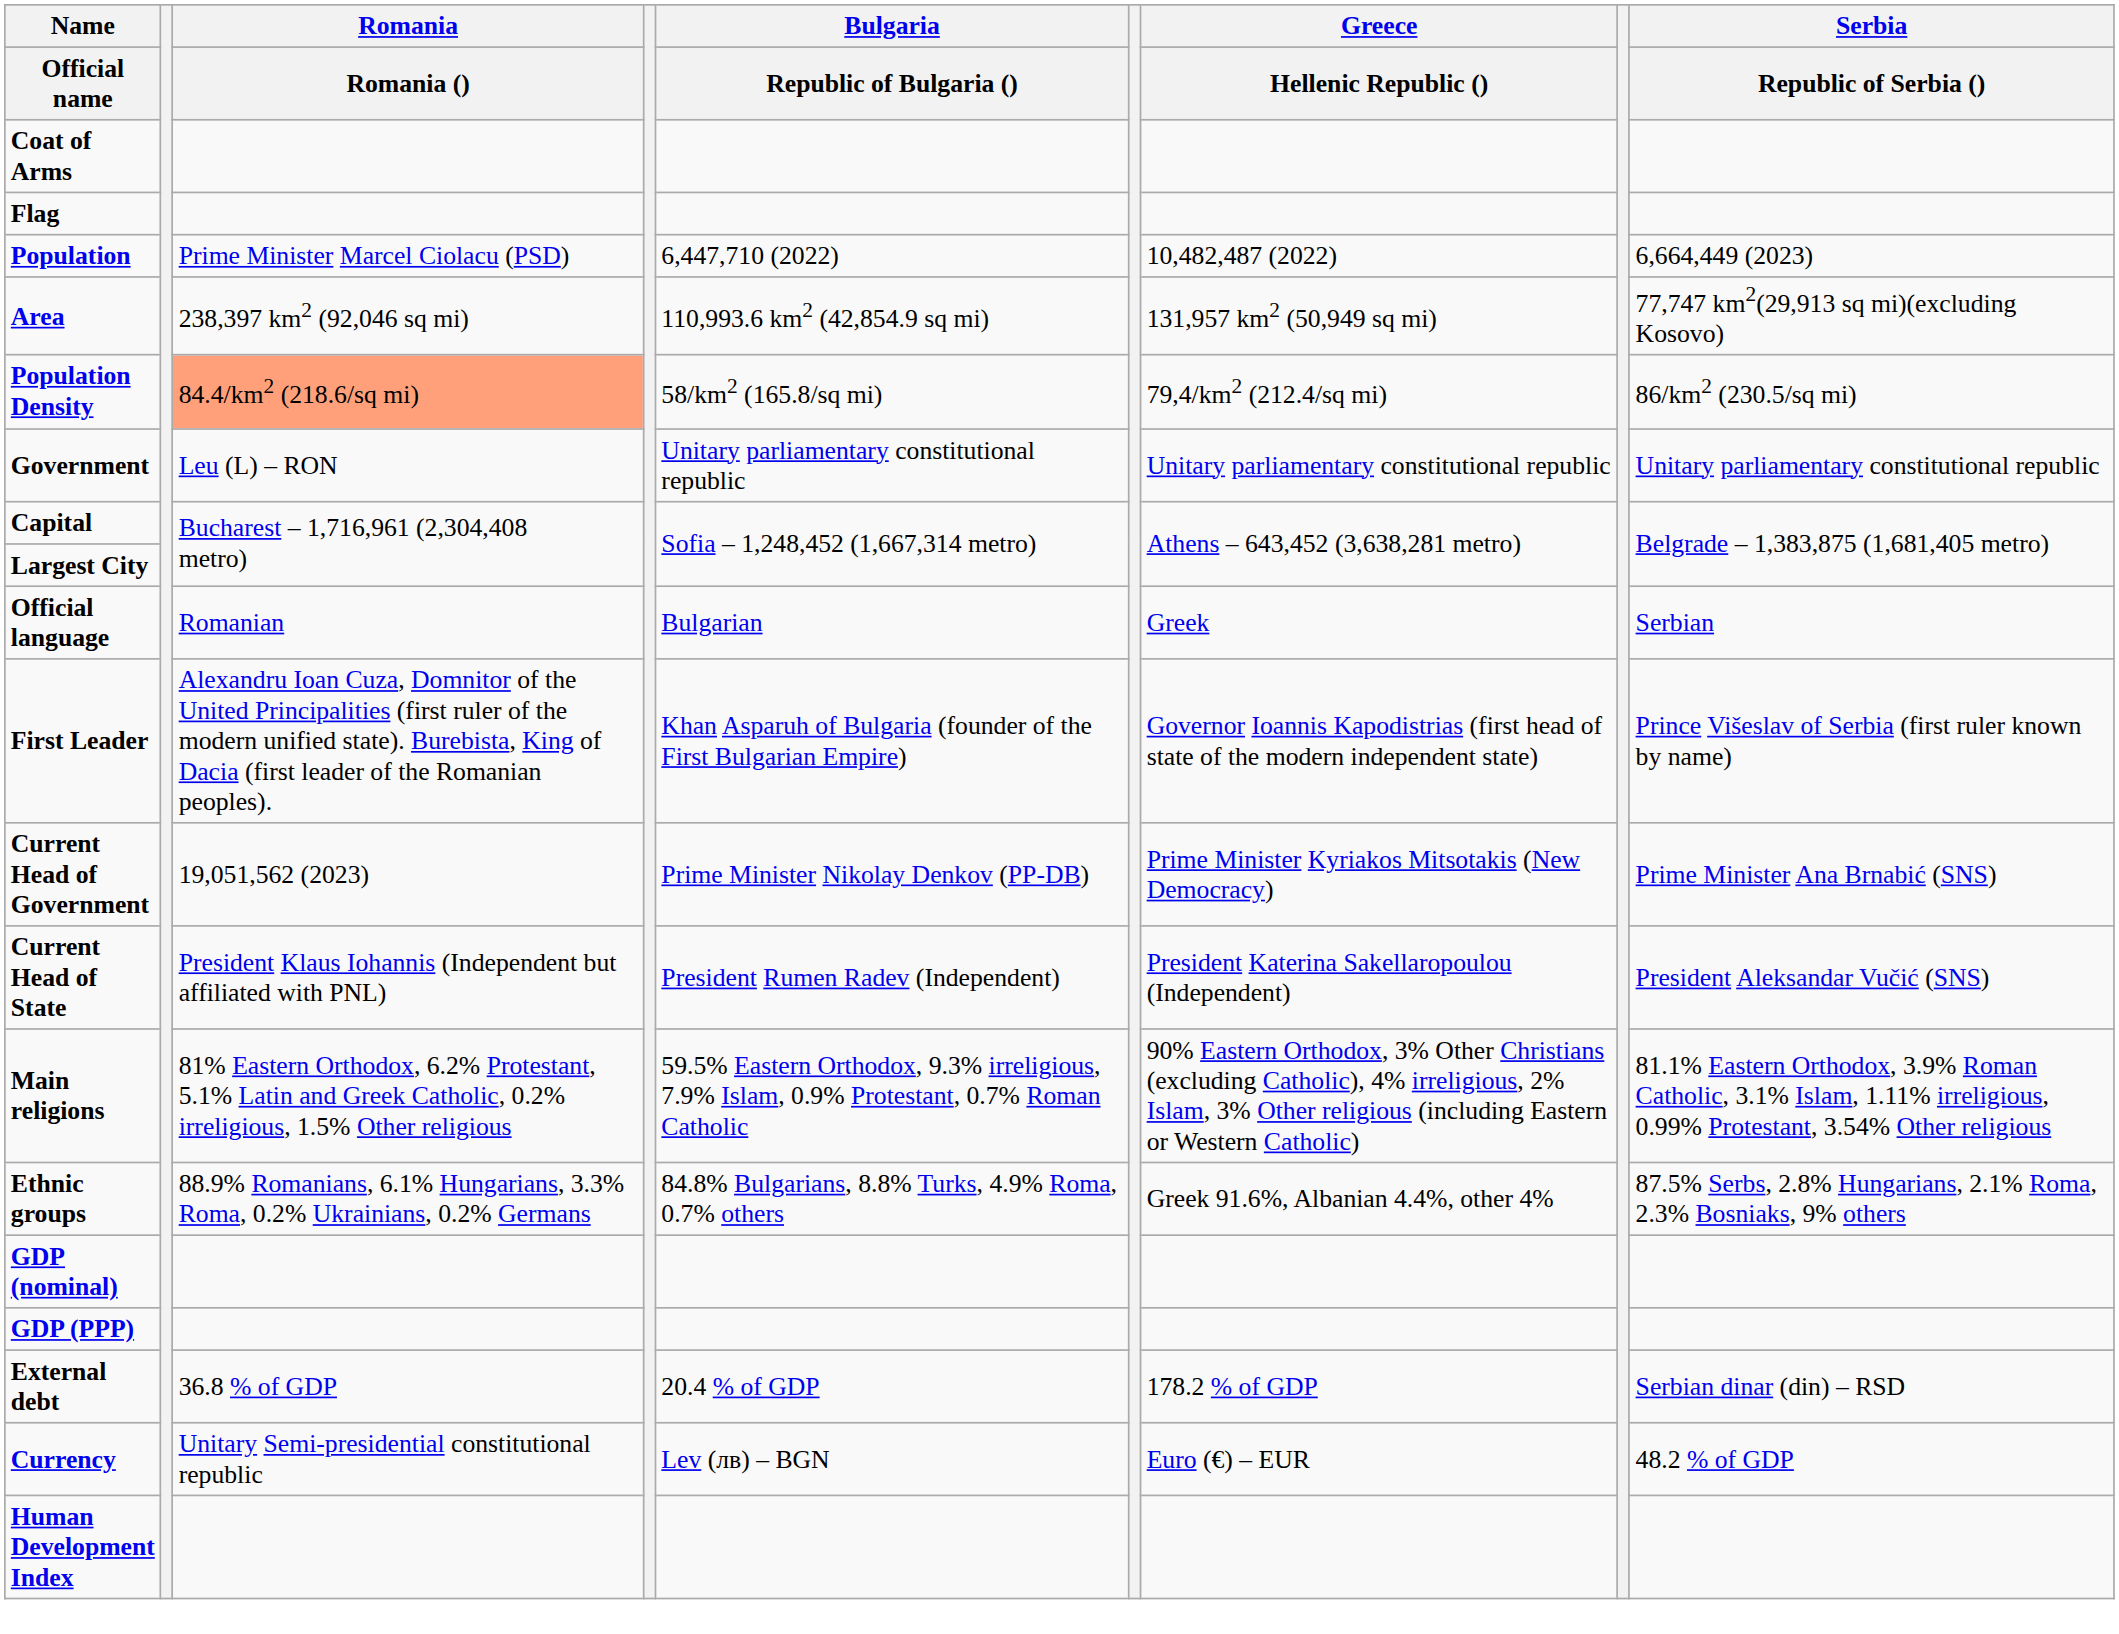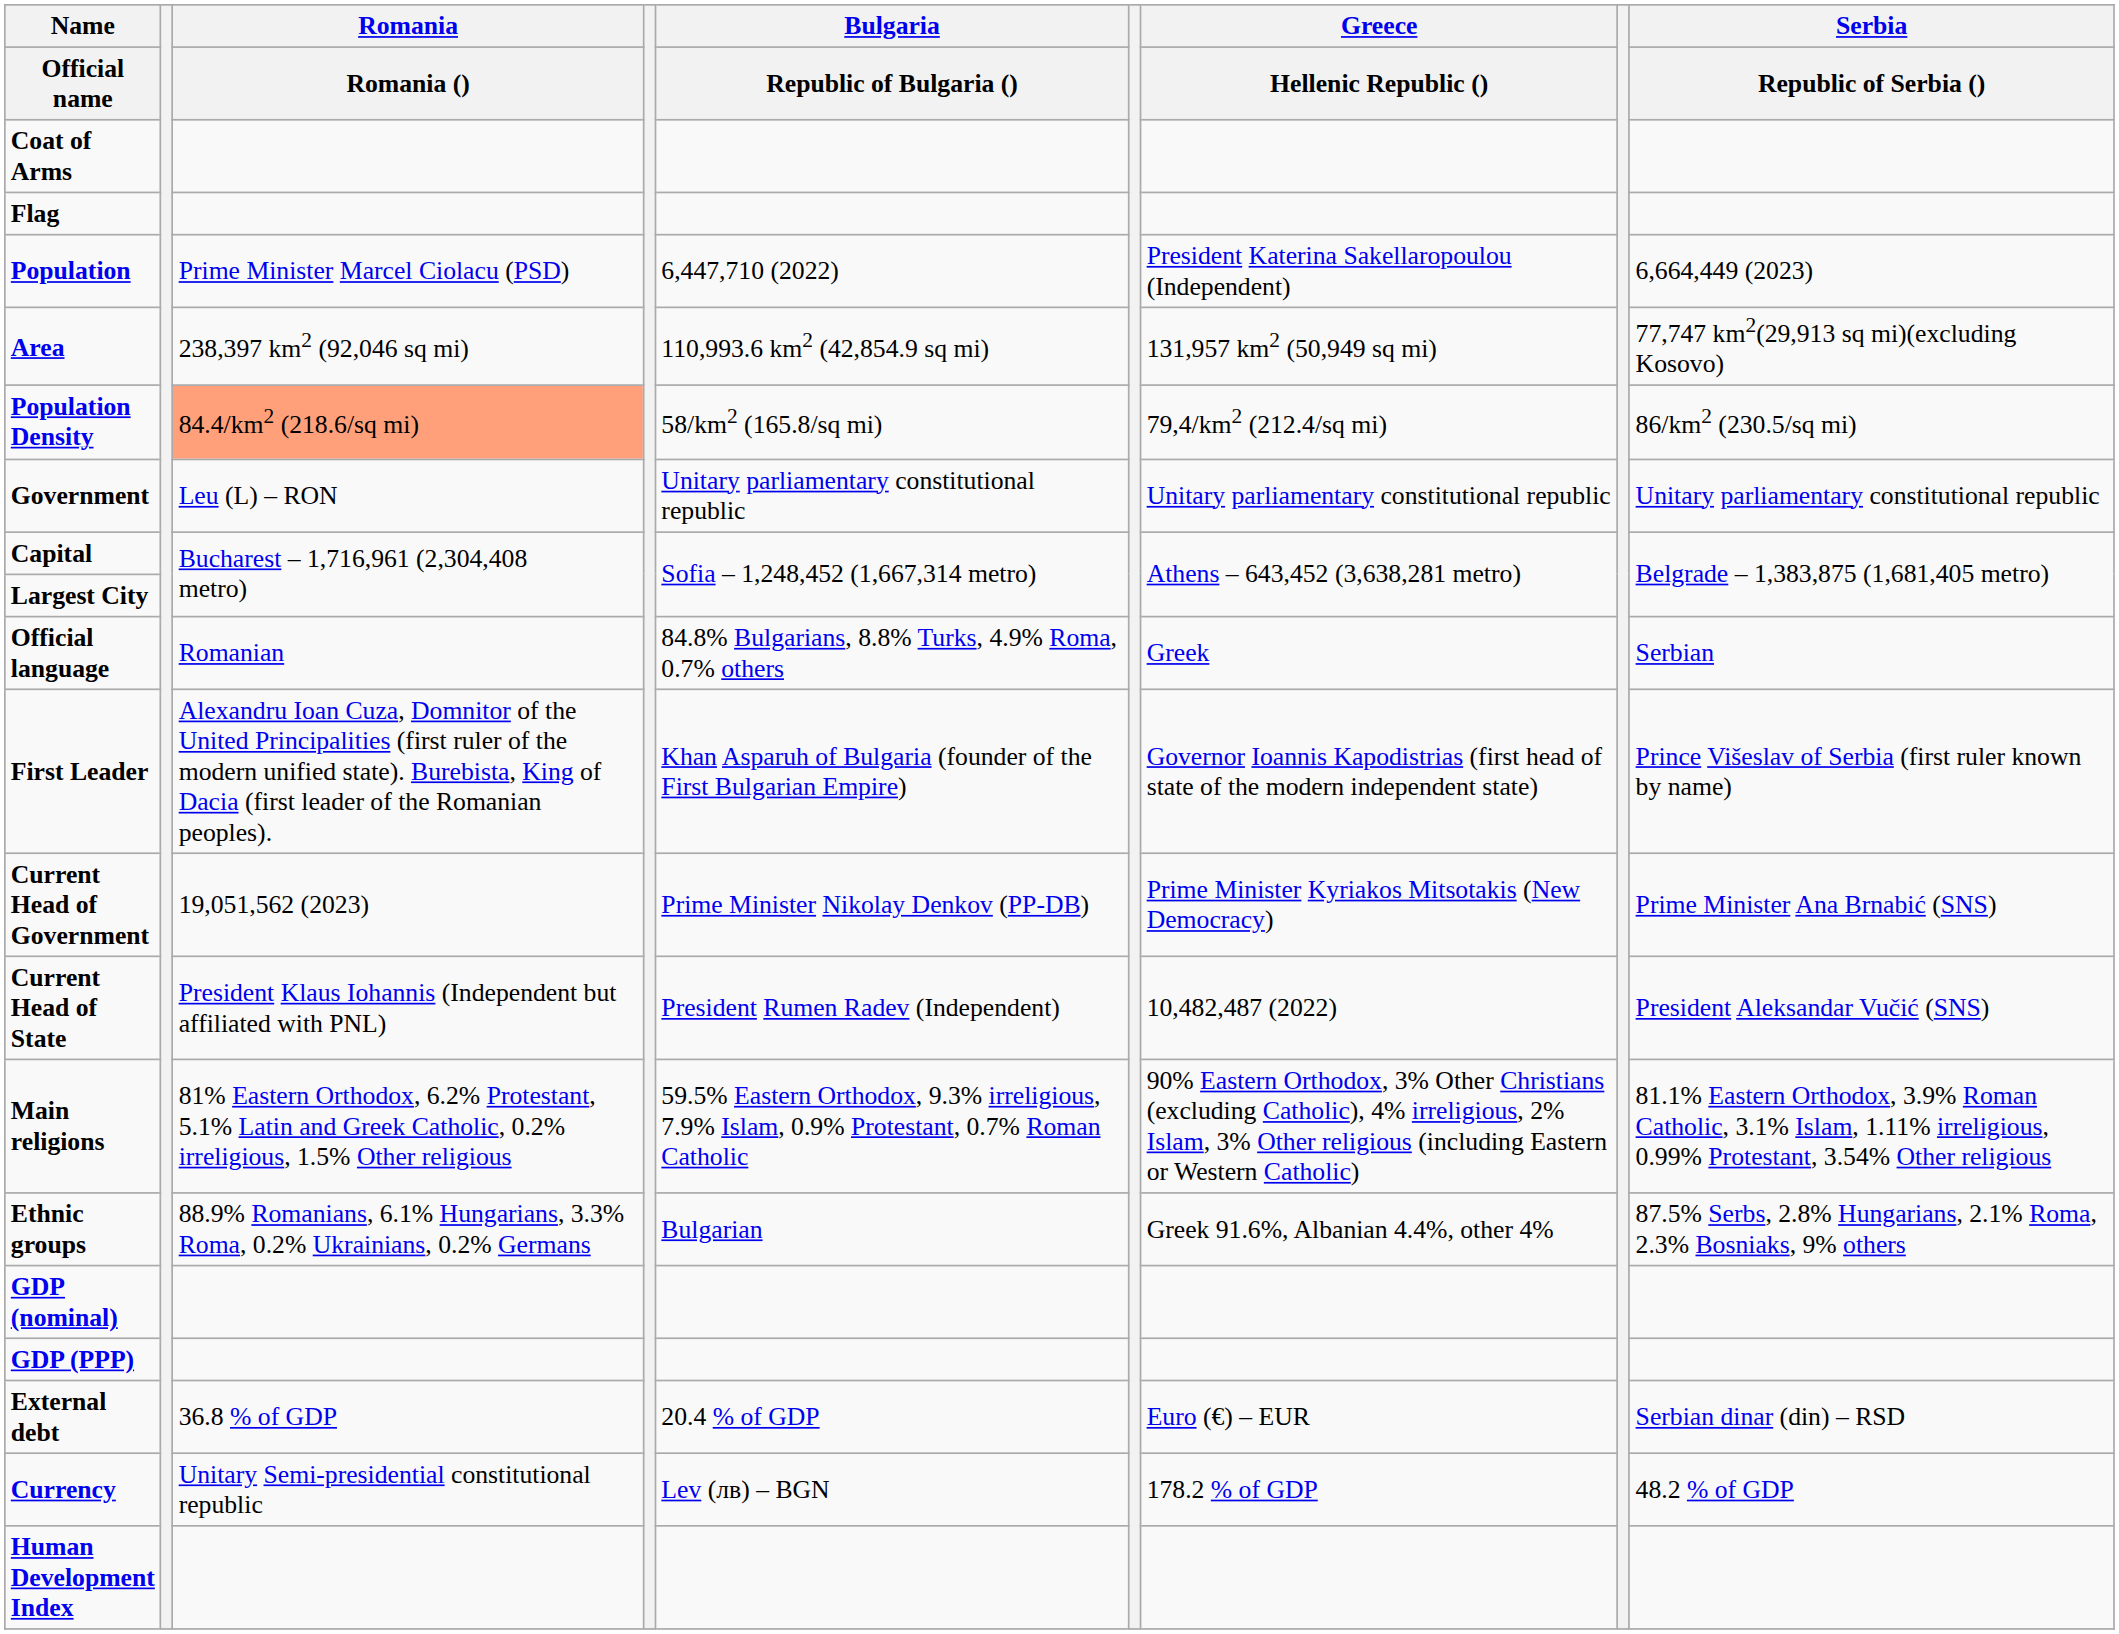(1242, 256) 10,482,487 (2022) -> (1329, 271) President Katerina Sakellaropoulou (Independent)
(712, 621) Bulgarian -> (889, 652) 84.8% Bulgarians, 8.8% Turks, 4.9% Roma, 0.7% others
(1329, 977) President Katerina Sakellaropoulou (Independent) -> (1242, 1007) 10,482,487 (2022)
(889, 1198) 84.8% Bulgarians, 8.8% Turks, 4.9% Roma, 0.7% others -> (712, 1229) Bulgarian
(1232, 1386) 178.2 % of GDP -> (1228, 1417) Euro (€) – EUR
(1228, 1459) Euro (€) – EUR -> (1232, 1489) 178.2 % of GDP
